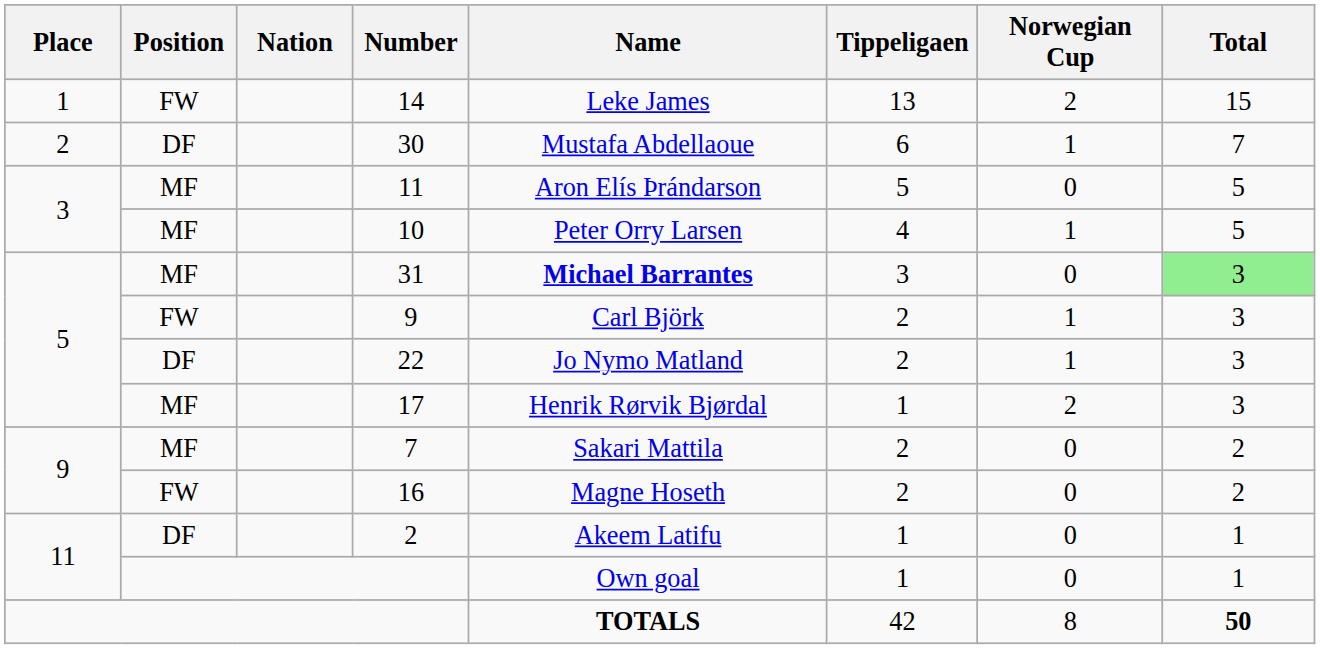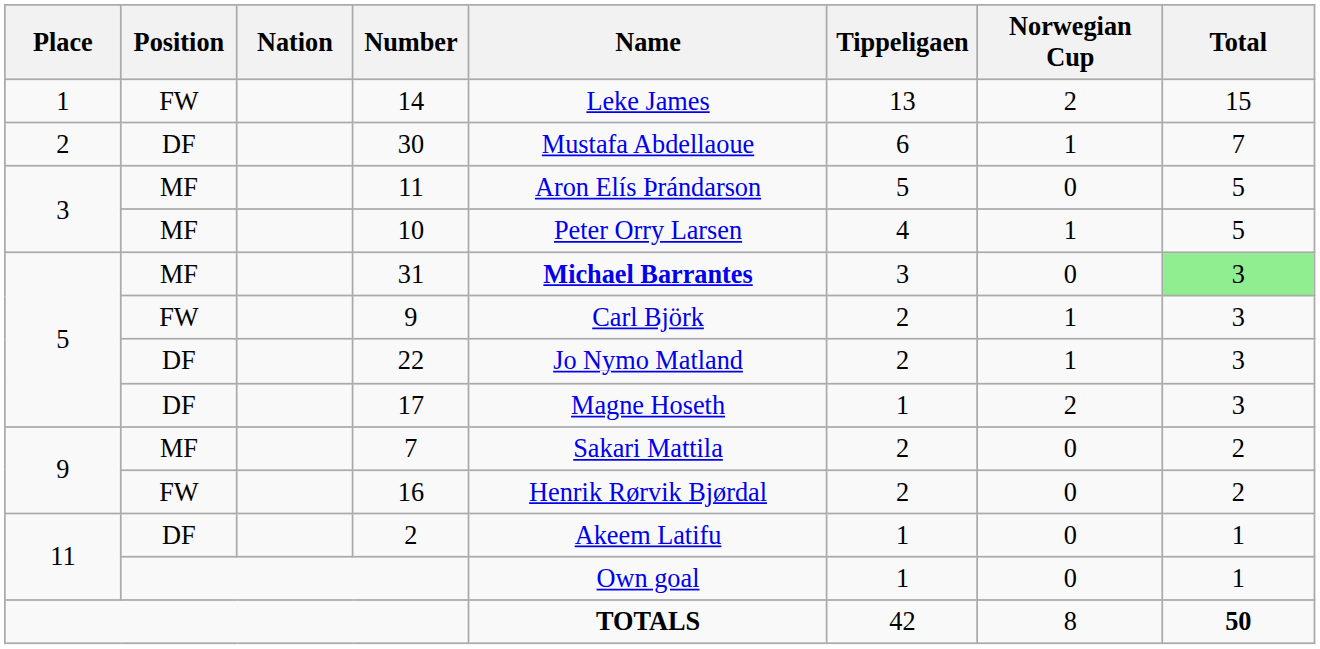(179, 404) MF -> (179, 404) DF
(648, 404) Henrik Rørvik Bjørdal -> (648, 404) Magne Hoseth
(648, 491) Magne Hoseth -> (648, 491) Henrik Rørvik Bjørdal
